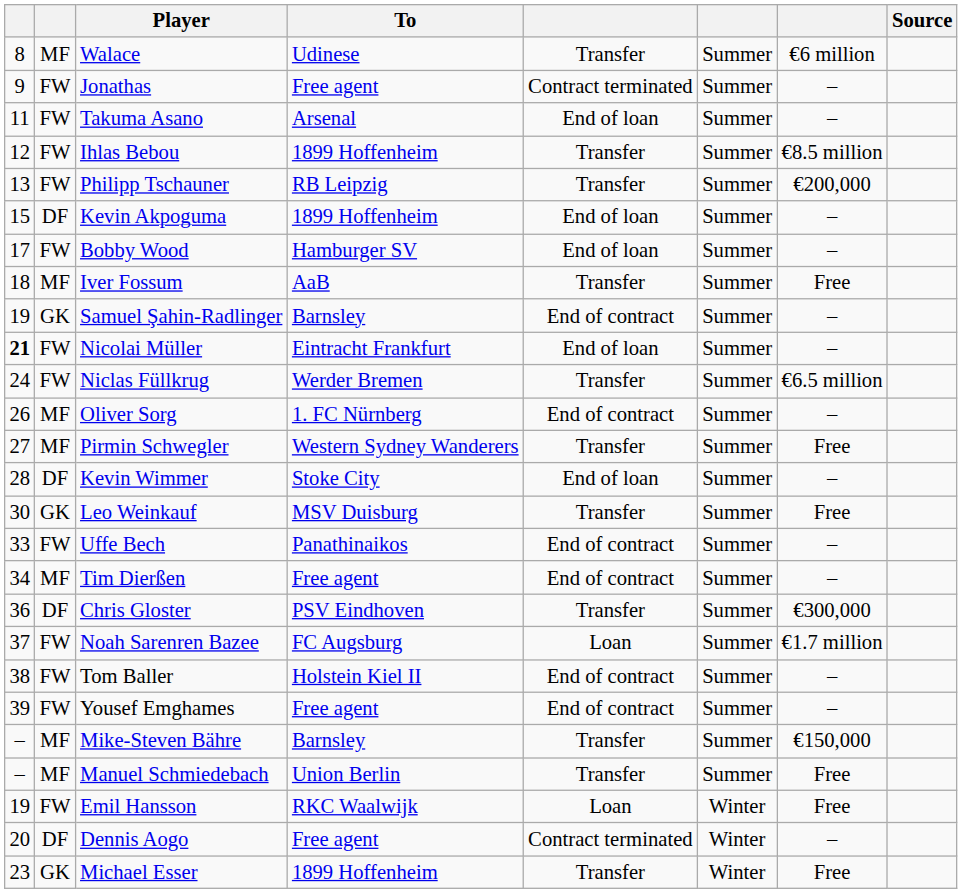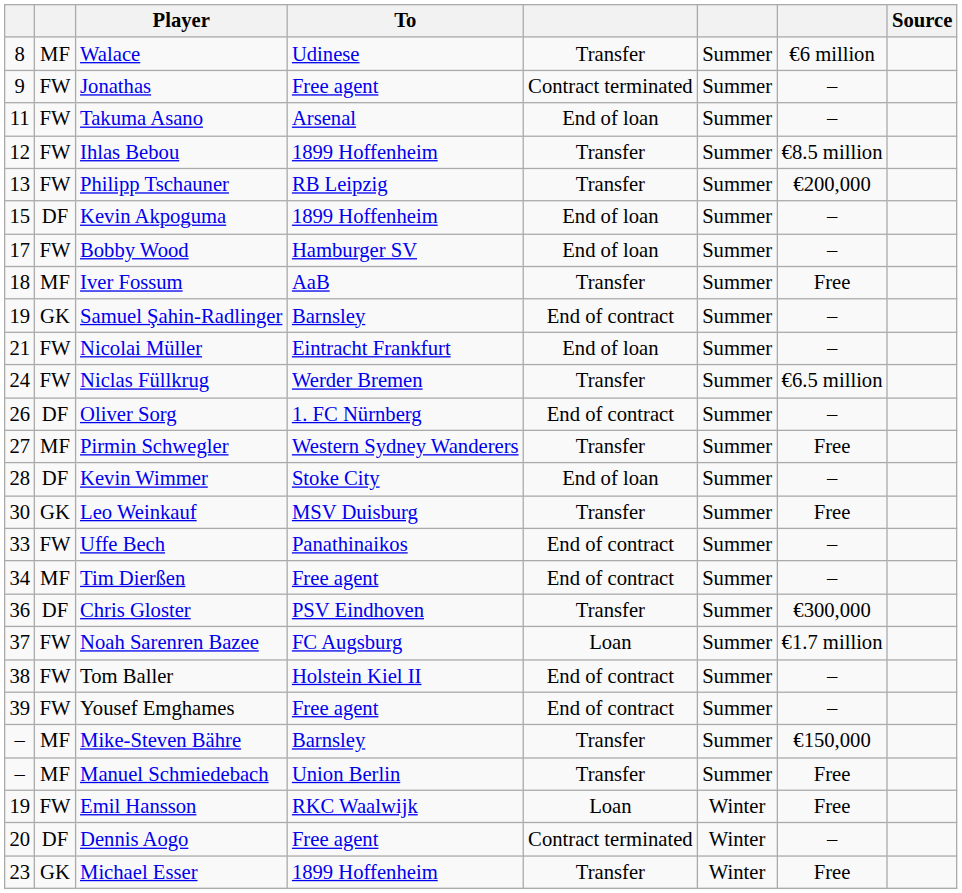(20, 348) bold -> (20, 348) normal
(55, 413) MF -> (55, 413) DF
